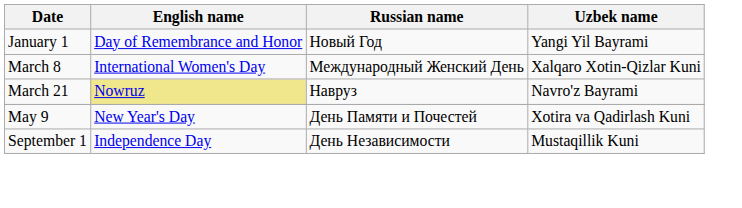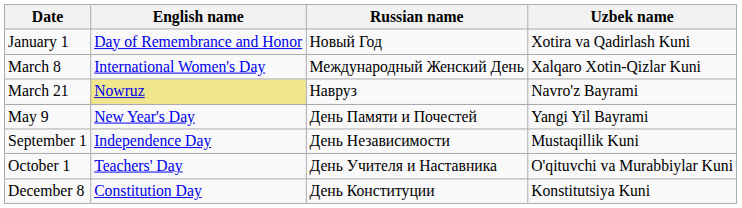(590, 41) Yangi Yil Bayrami -> (611, 41) Xotira va Qadirlash Kuni
(611, 116) Xotira va Qadirlash Kuni -> (590, 116) Yangi Yil Bayrami
+ row: (39, 166)
+ row: (46, 191)
